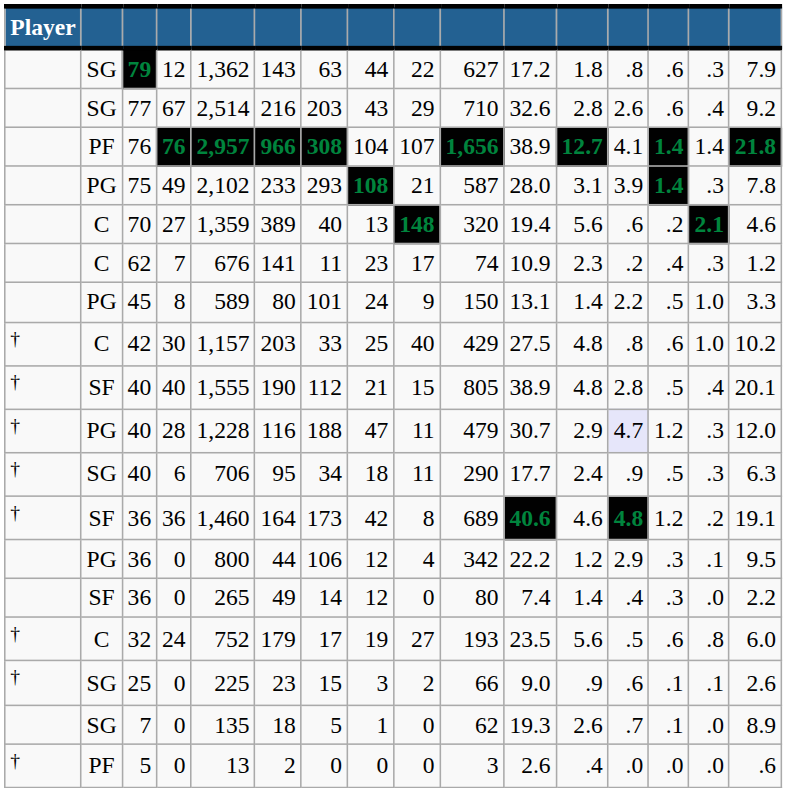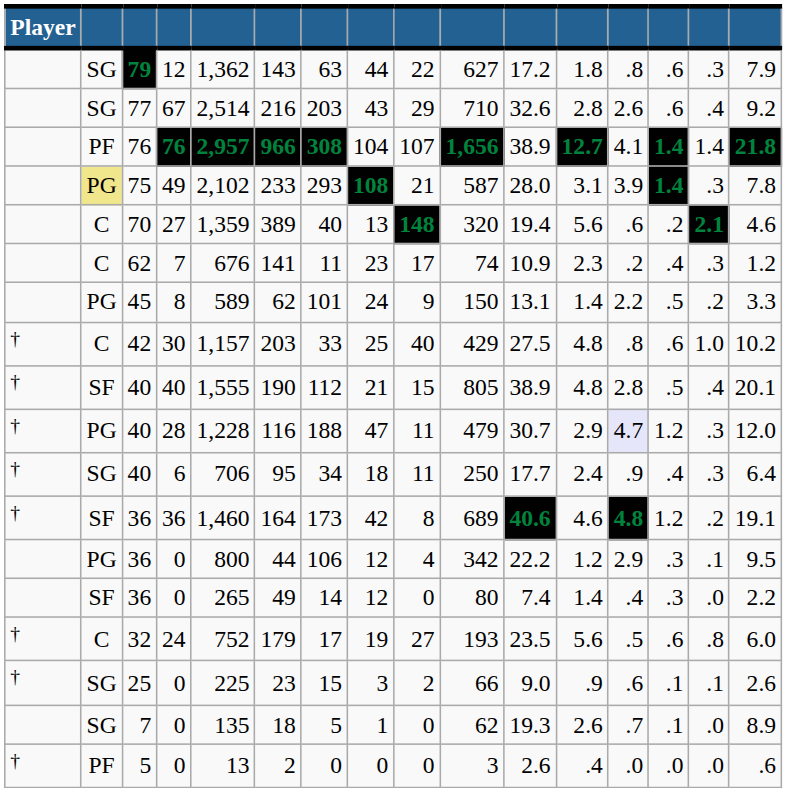(102, 185) no background -> (102, 185) khaki background
(284, 302) 80 -> (284, 302) 62
(709, 302) 1.0 -> (715, 302) .2
(481, 474) 290 -> (481, 474) 250
(675, 474) .5 -> (675, 474) .4
(761, 474) 6.3 -> (761, 474) 6.4
